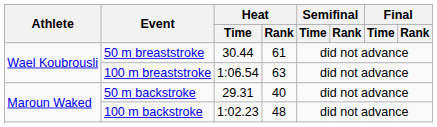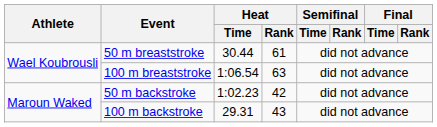(238, 93) 29.31 -> (238, 93) 1:02.23
(279, 93) 40 -> (279, 93) 42
(238, 113) 1:02.23 -> (238, 113) 29.31
(279, 113) 48 -> (279, 113) 43
